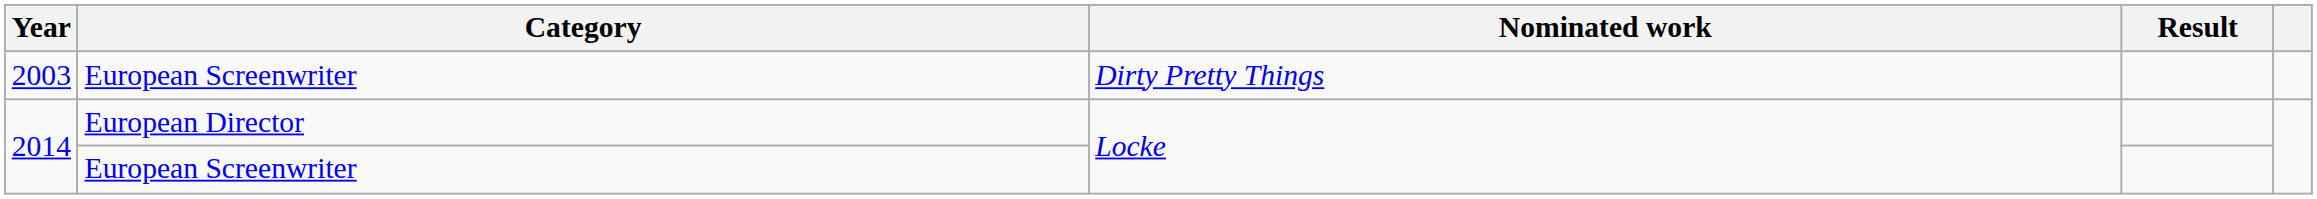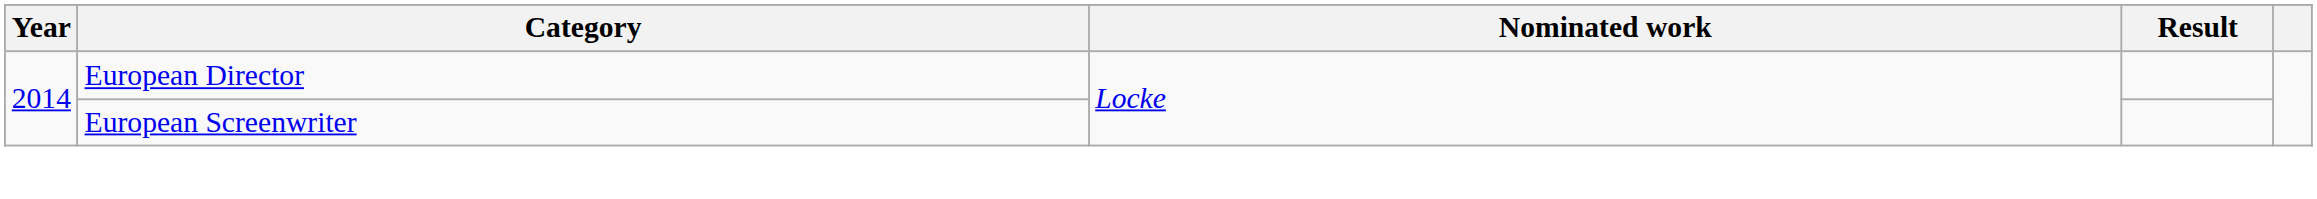- row: (41, 74)
